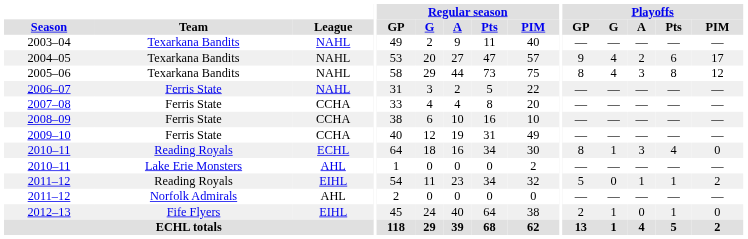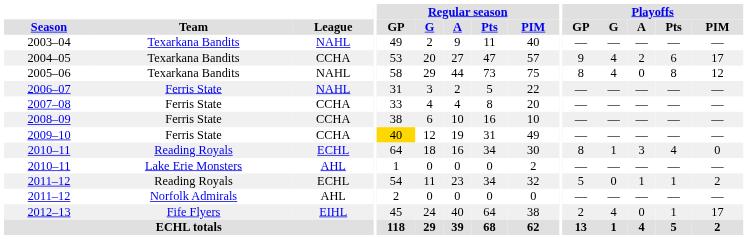(333, 58) NAHL -> (333, 58) CCHA
(642, 73) 3 -> (642, 73) 0
(396, 135) no background -> (396, 135) gold background
(333, 181) EIHL -> (333, 181) ECHL
(614, 212) 1 -> (614, 212) 4
(717, 212) 0 -> (717, 212) 17
